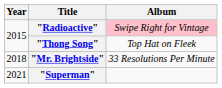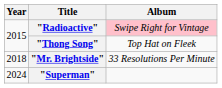(17, 75) 2021 -> (17, 75) 2024
